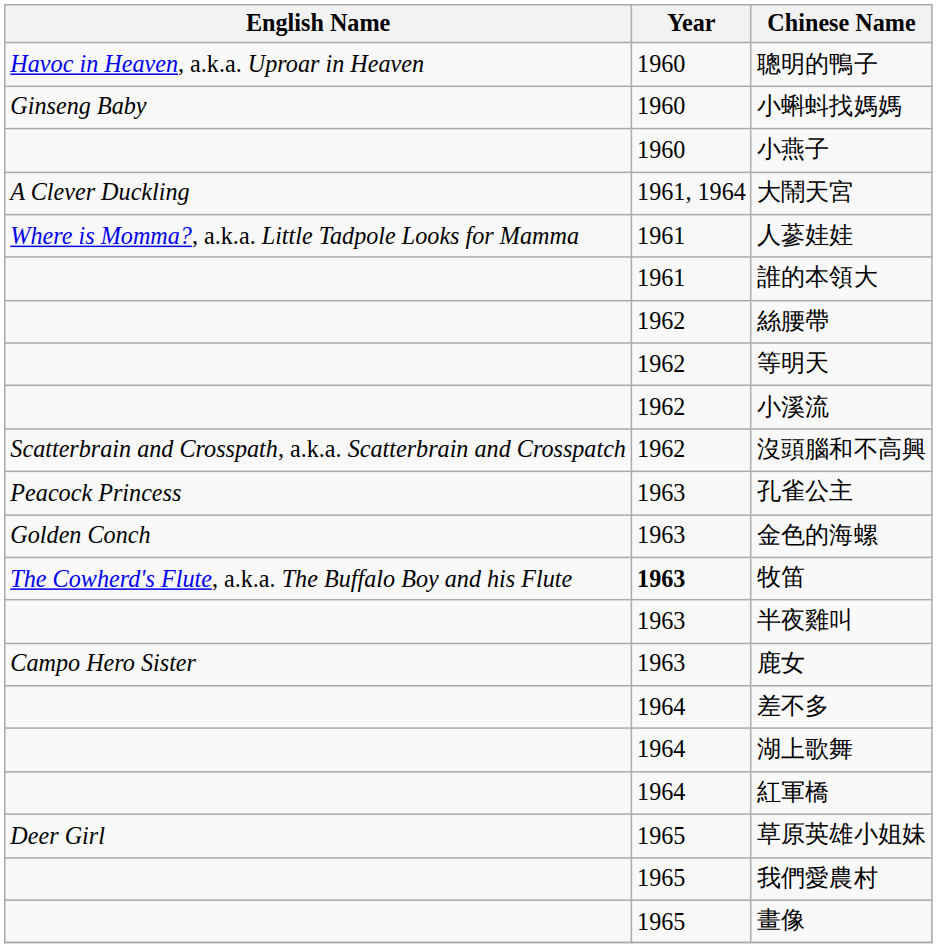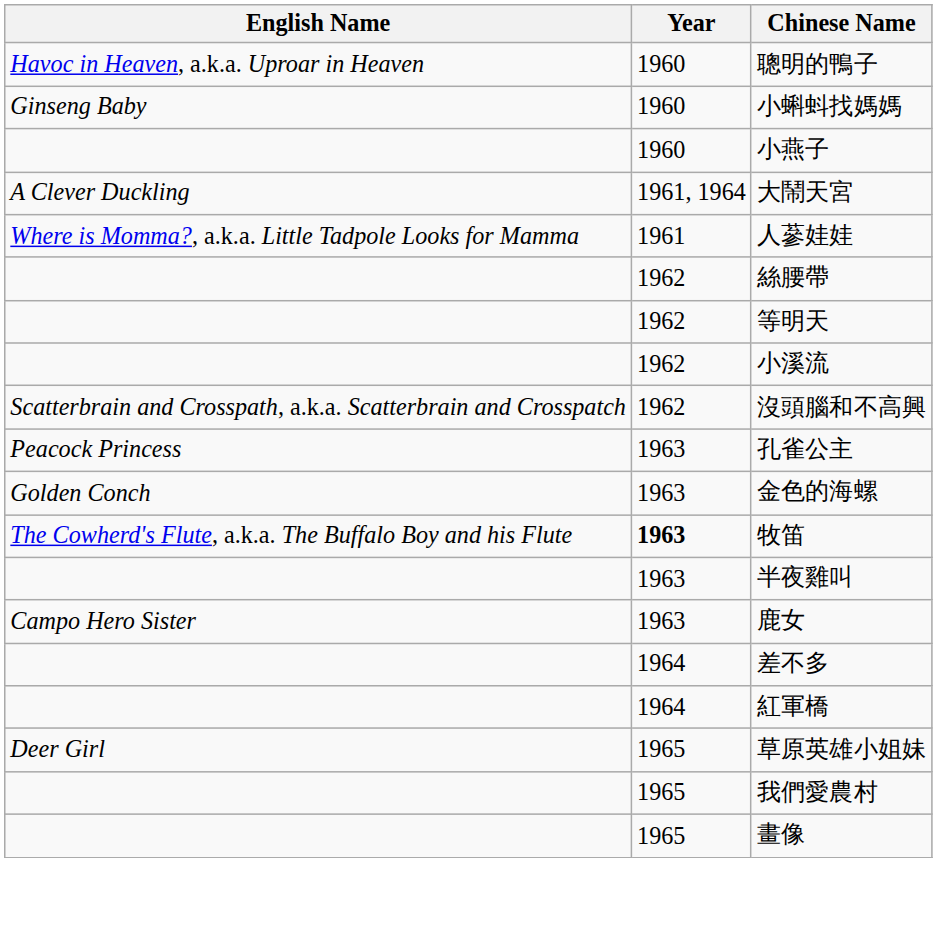- row: (817, 277)
- row: (805, 749)
